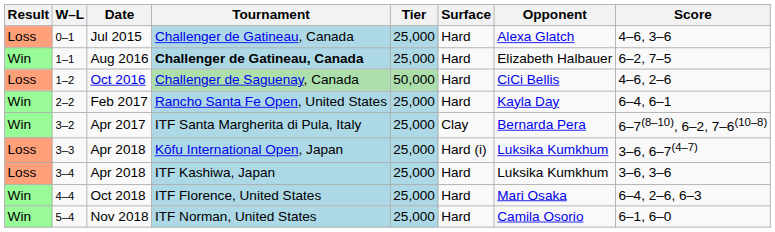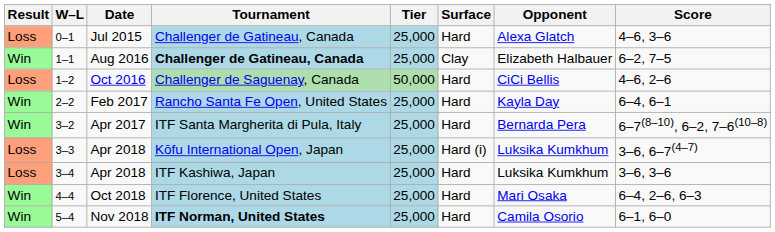(456, 58) Hard -> (455, 58) Clay
(455, 124) Clay -> (456, 124) Hard
(236, 216) normal -> (240, 216) bold
